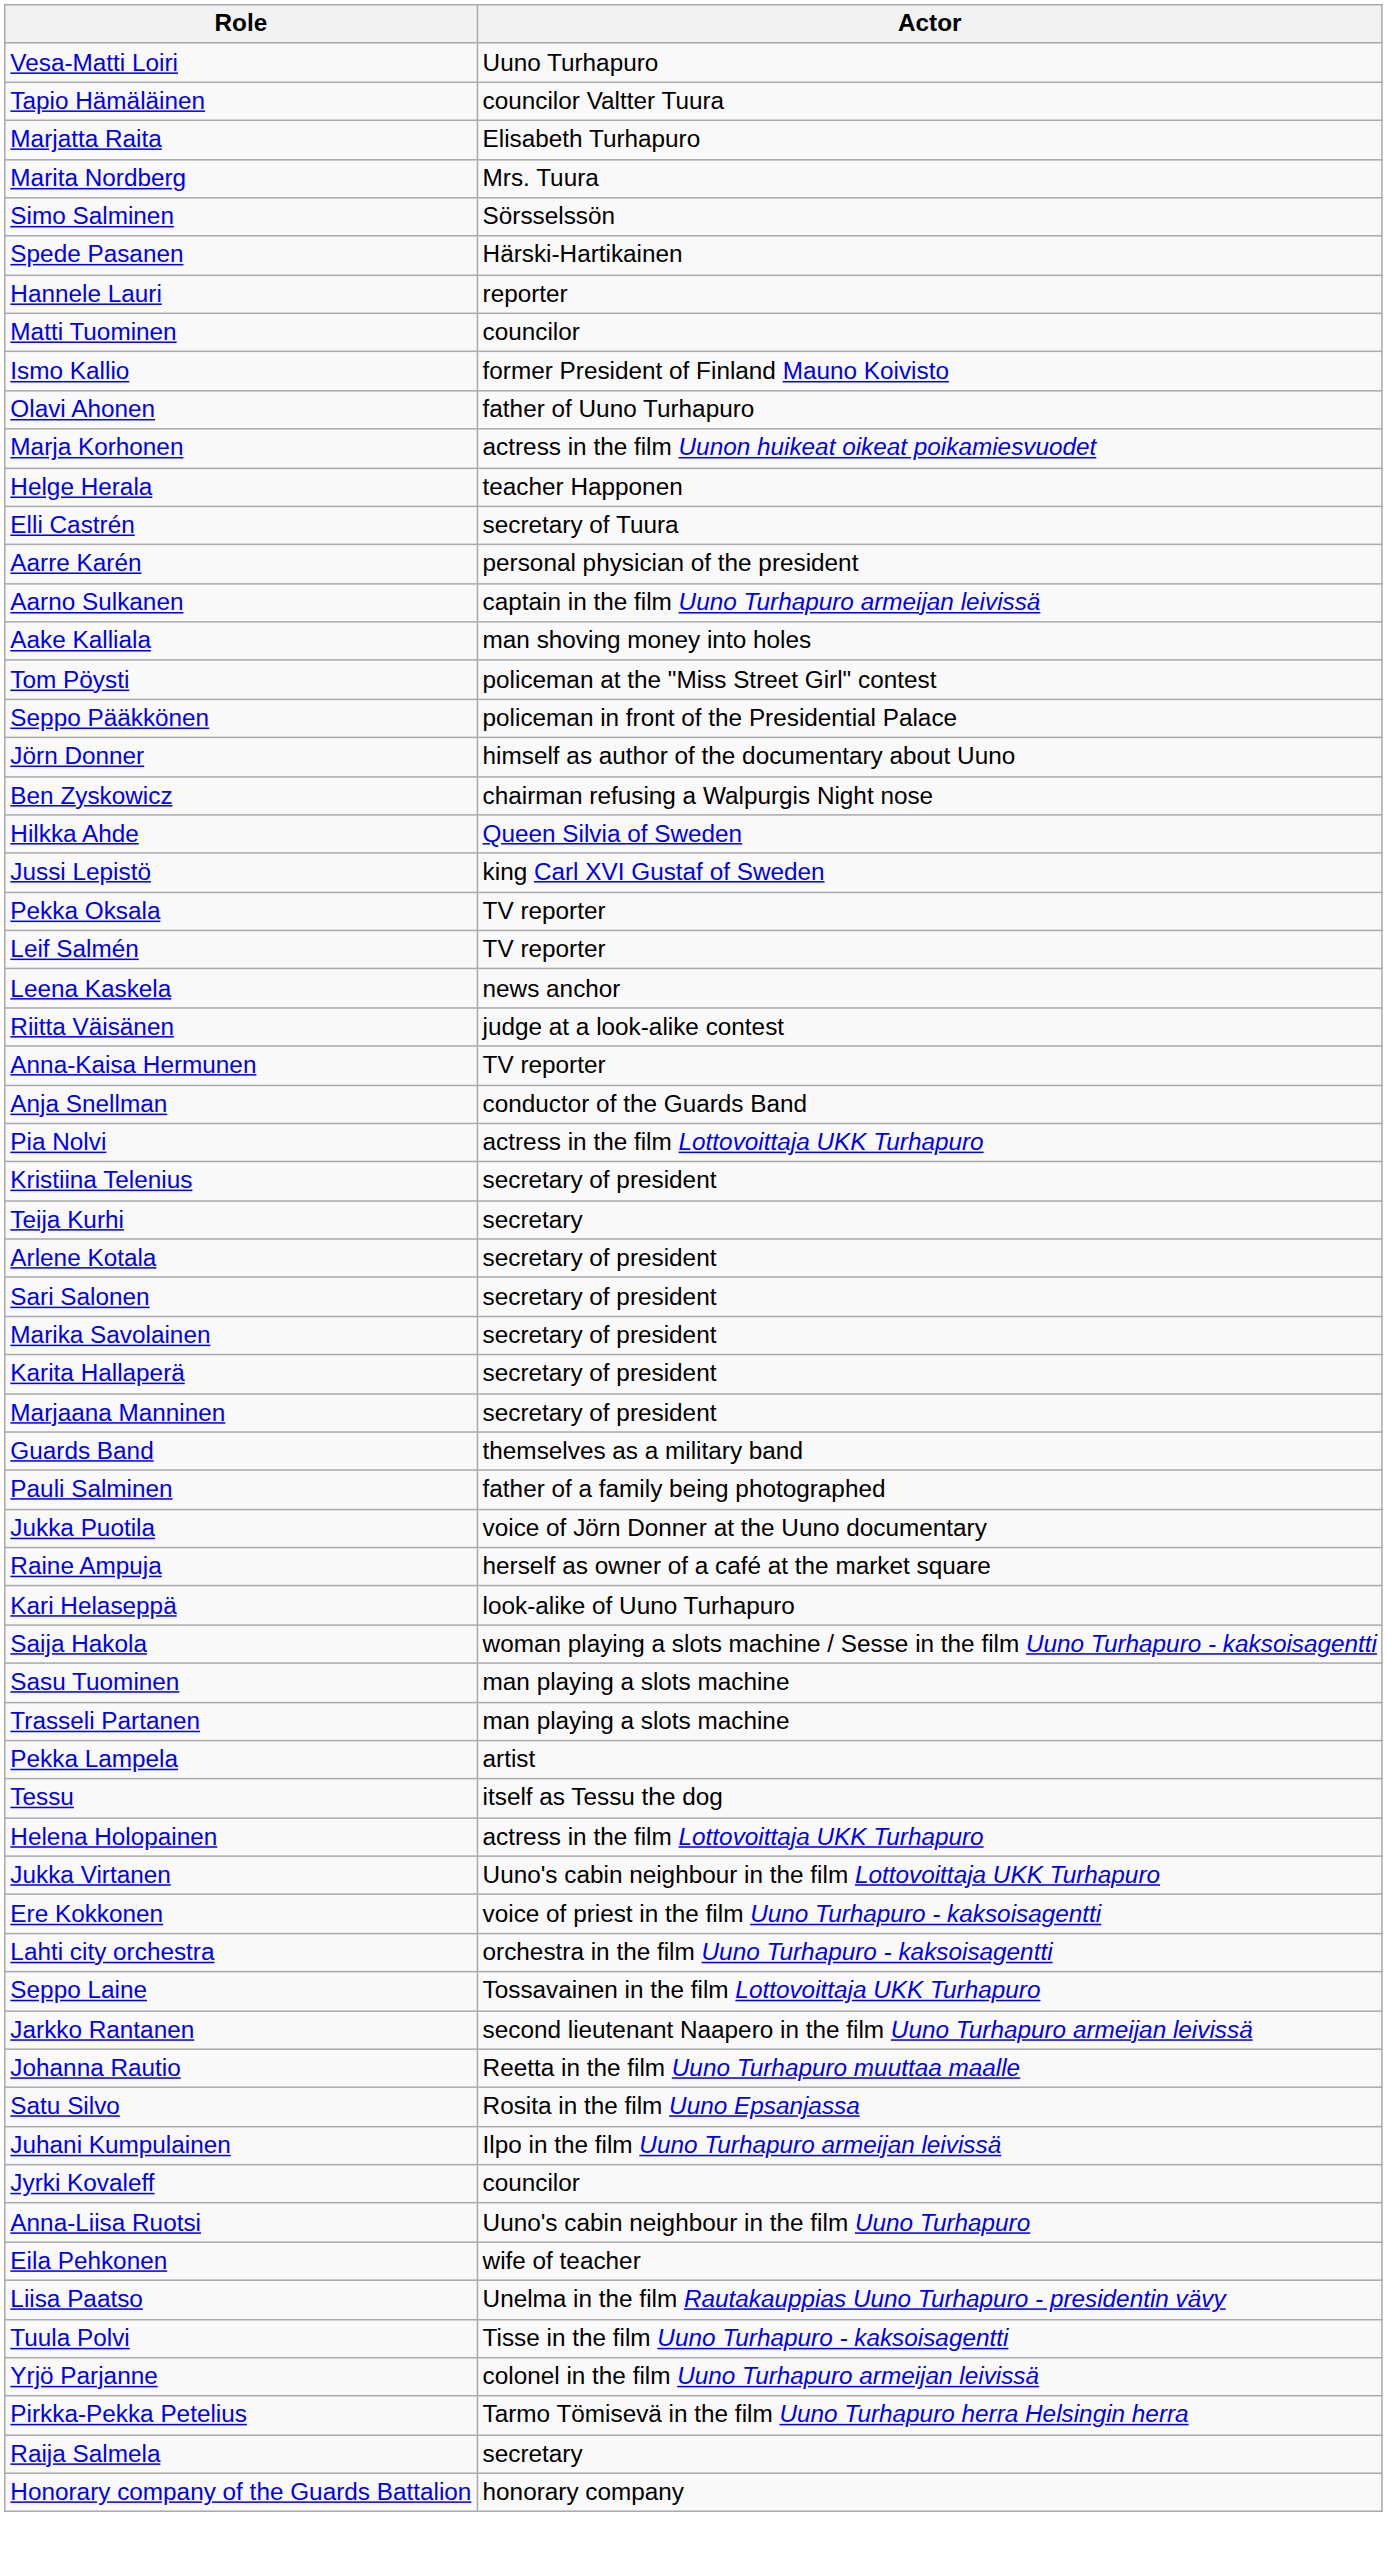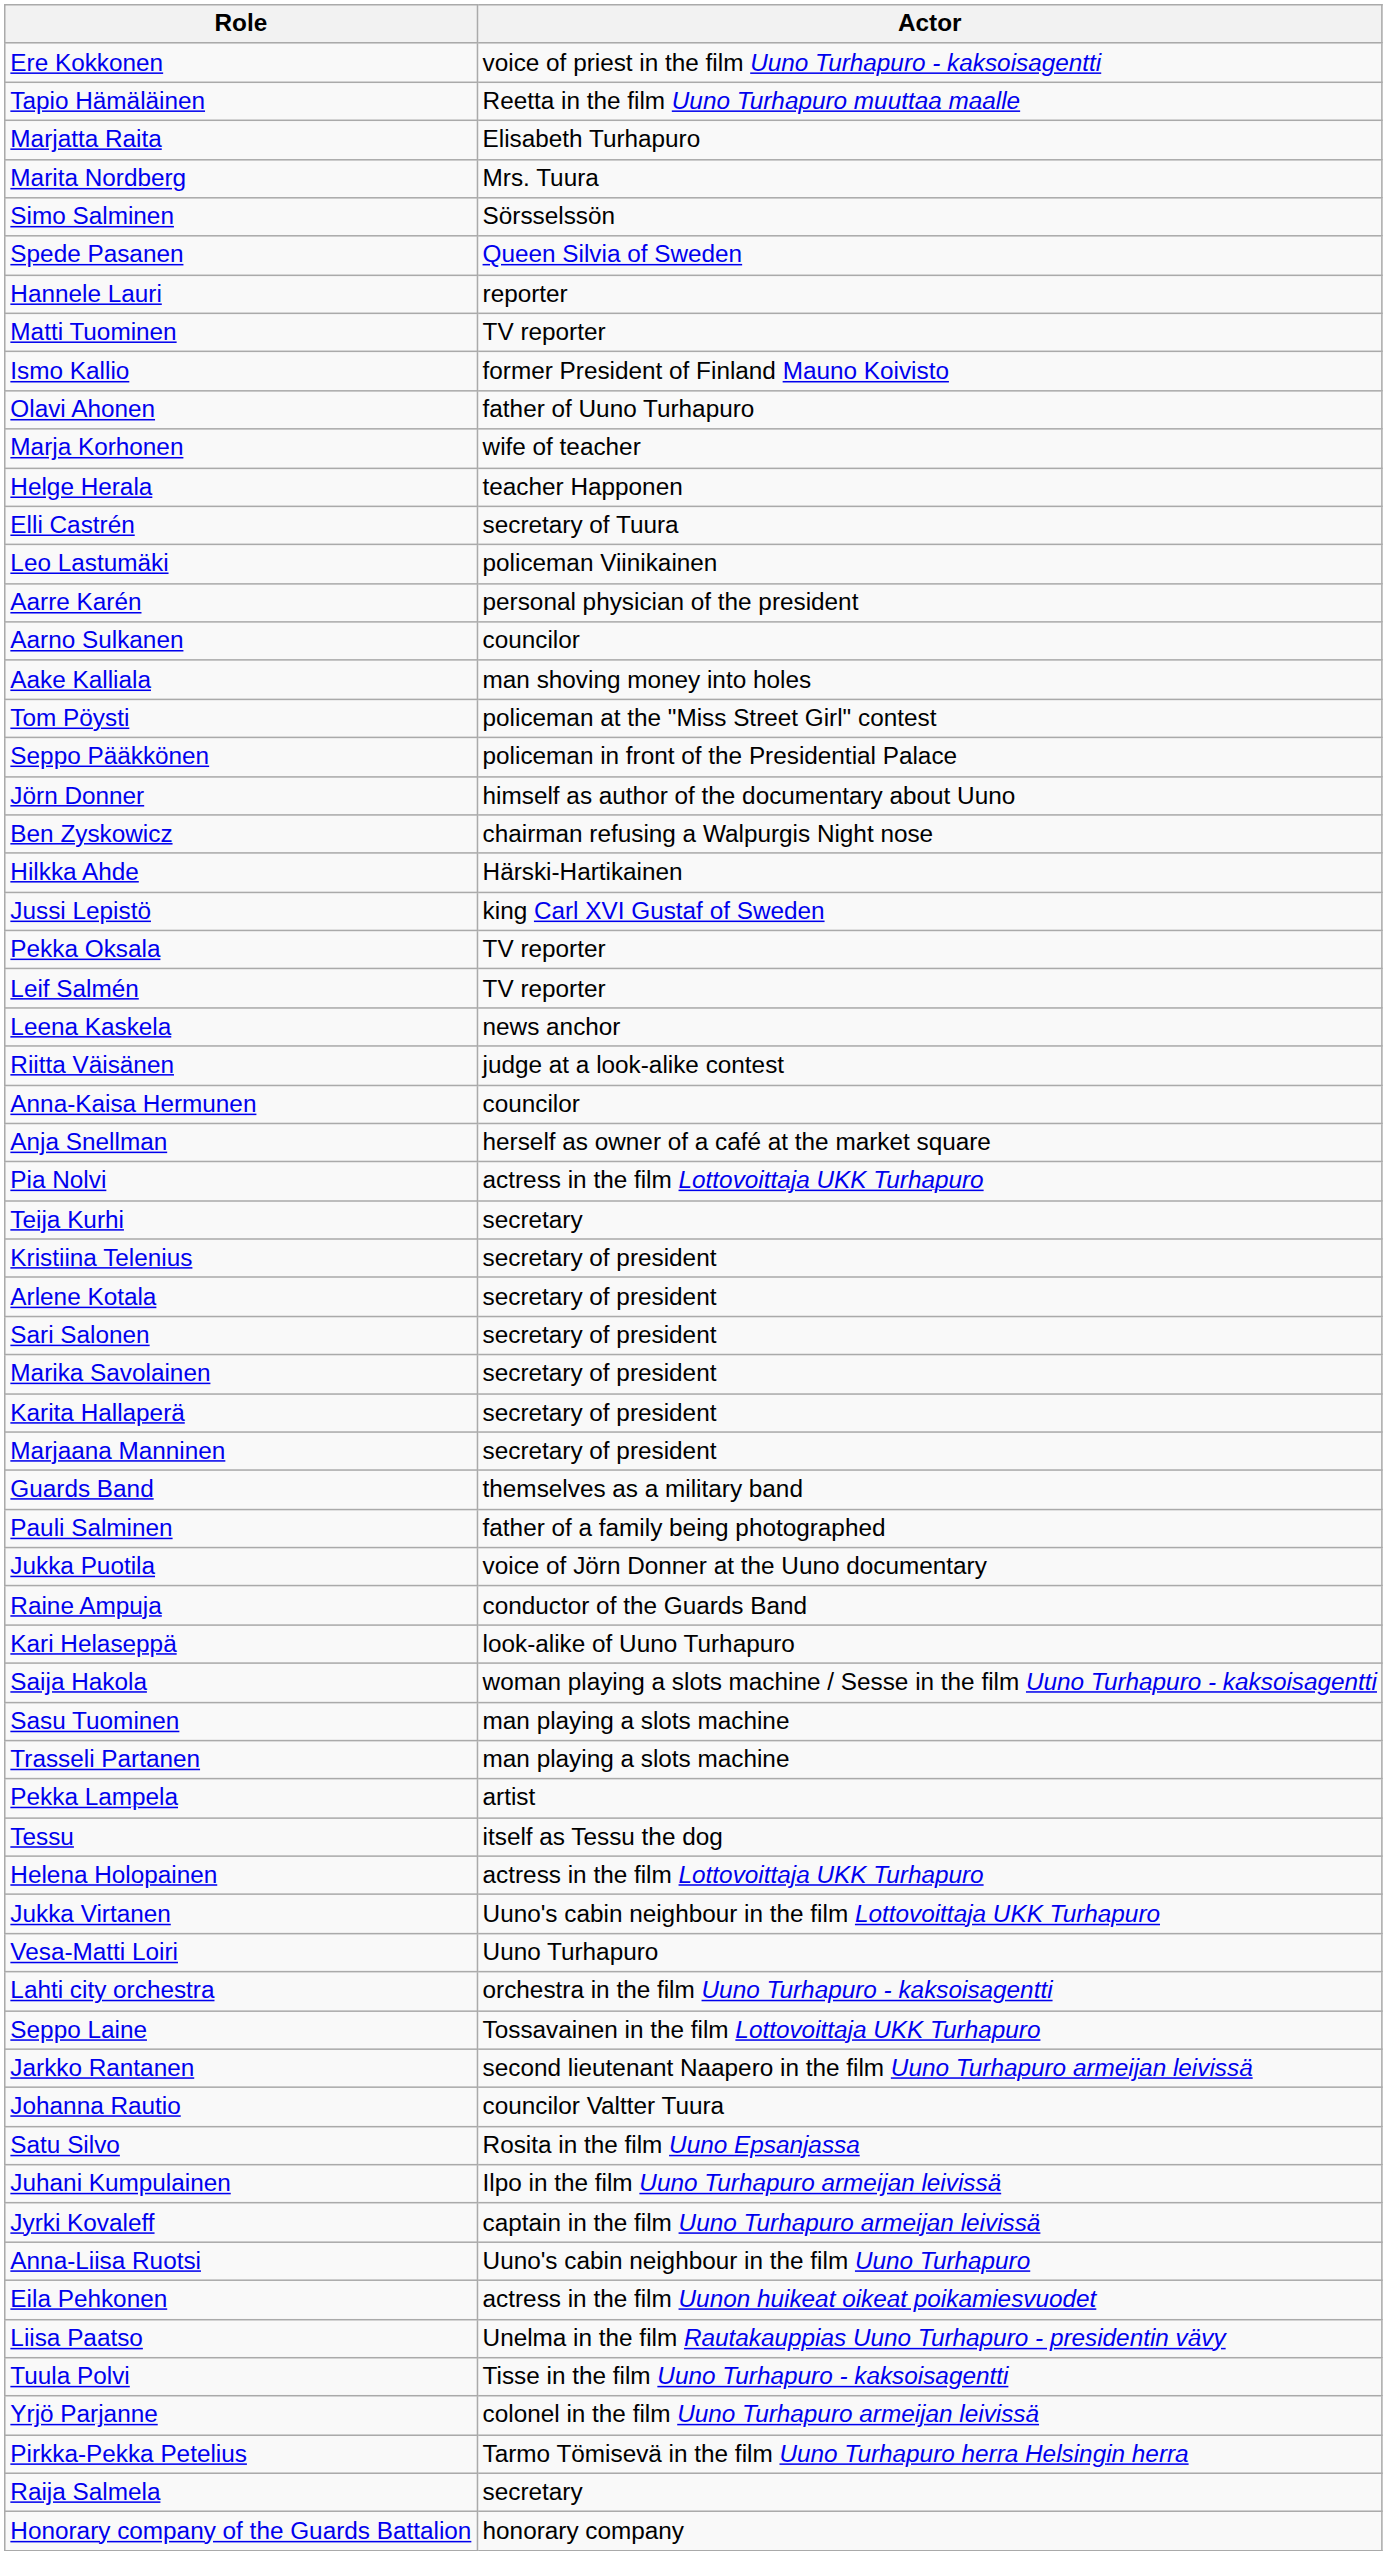rows swapped: (94, 62) <-> (87, 1913)
(603, 100) councilor Valtter Tuura -> (751, 100) Reetta in the film Uuno Turhapuro muuttaa maalle
(583, 255) Härski-Hartikainen -> (612, 255) Queen Silvia of Sweden
(531, 332) councilor -> (544, 332) TV reporter
(789, 448) actress in the film Uunon huikeat oikeat poikamiesvuodet -> (562, 448) wife of teacher
+ row: (89, 563)
(761, 602) captain in the film Uuno Turhapuro armeijan leivissä -> (531, 640) councilor
(612, 833) Queen Silvia of Sweden -> (583, 872) Härski-Hartikainen
(544, 1065) TV reporter -> (531, 1103) councilor
(645, 1103) conductor of the Guards Band -> (737, 1142) herself as owner of a café at the market square
rows swapped: (67, 1219) <-> (101, 1180)
(737, 1566) herself as owner of a café at the market square -> (645, 1605) conductor of the Guards Band
(751, 2067) Reetta in the film Uuno Turhapuro muuttaa maalle -> (603, 2106) councilor Valtter Tuura
(531, 2183) councilor -> (761, 2222) captain in the film Uuno Turhapuro armeijan leivissä
(562, 2260) wife of teacher -> (789, 2299) actress in the film Uunon huikeat oikeat poikamiesvuodet
